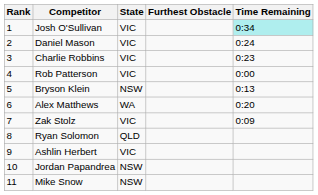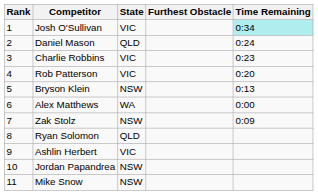(128, 43) VIC -> (130, 43) QLD
(245, 74) 0:00 -> (245, 74) 0:20
(245, 105) 0:20 -> (245, 105) 0:00
(128, 120) VIC -> (131, 120) NSW
